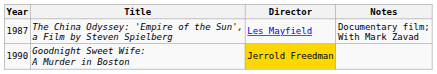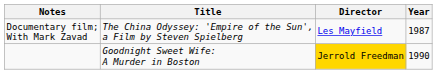columns swapped: (17, 12) <-> (384, 12)
